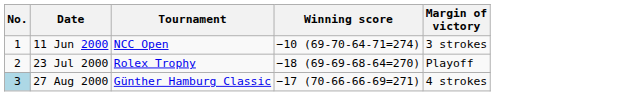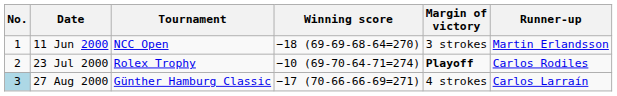+ column: (551, 20)
(348, 45) −10 (69-70-64-71=274) -> (348, 45) −18 (69-69-68-64=270)
(348, 64) −18 (69-69-68-64=270) -> (348, 64) −10 (69-70-64-71=274)
(450, 64) normal -> (450, 64) bold
